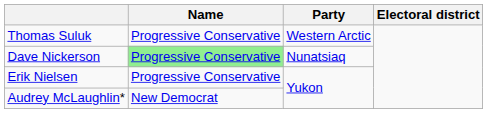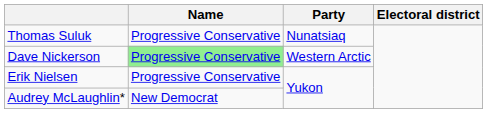(329, 35) Western Arctic -> (316, 35) Nunatsiaq
(316, 56) Nunatsiaq -> (329, 56) Western Arctic
